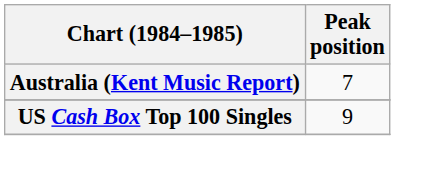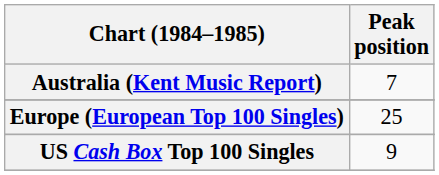+ row: (177, 116)
